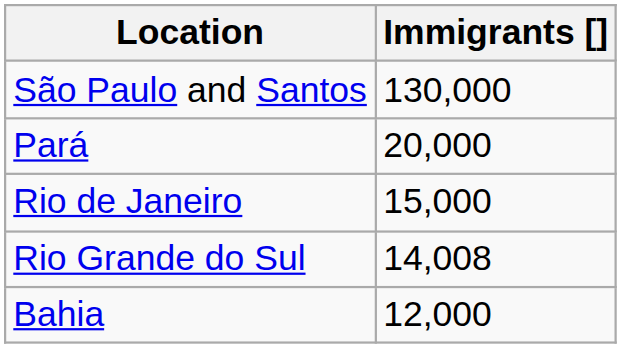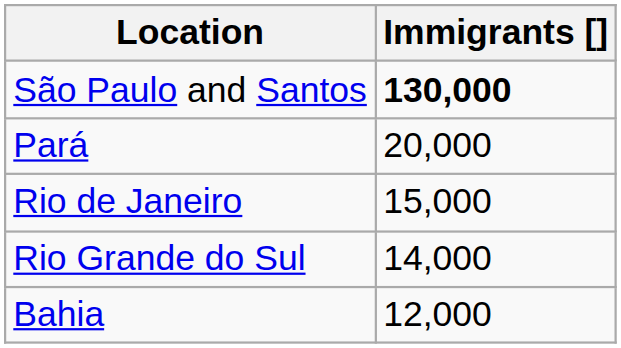(447, 88) normal -> (447, 88) bold
(438, 257) 14,008 -> (438, 257) 14,000
